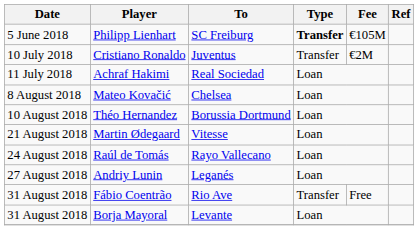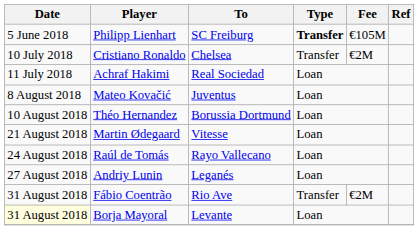(213, 54) Juventus -> (211, 54) Chelsea
(211, 94) Chelsea -> (213, 94) Juventus
(360, 194) Free -> (361, 194) €2M
(47, 214) no background -> (47, 214) lightyellow background
